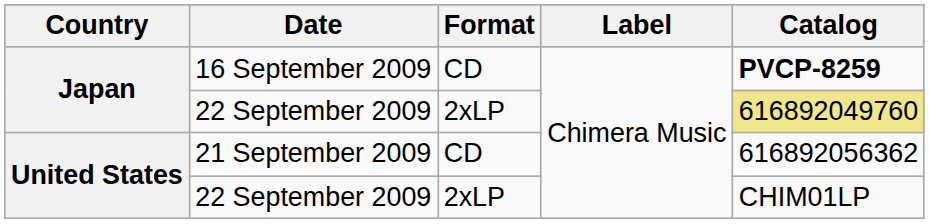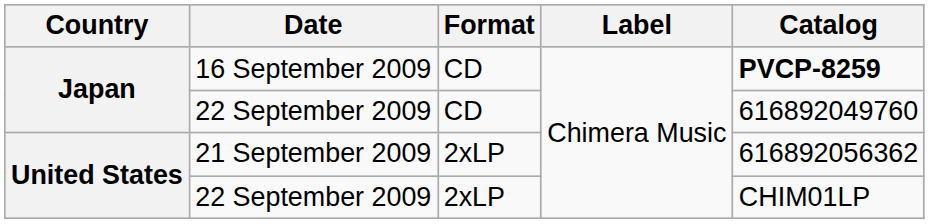(474, 111) 2xLP -> (463, 111) CD
(829, 111) khaki background -> (829, 111) no background
(463, 153) CD -> (474, 153) 2xLP
